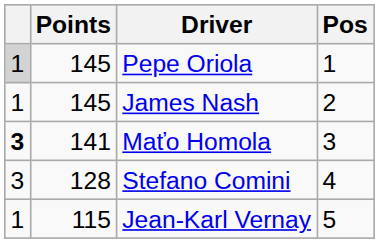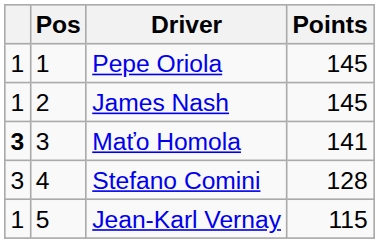columns swapped: (345, 24) <-> (73, 24)
(17, 63) lightgrey background -> (17, 63) no background
